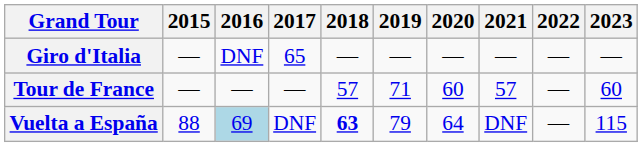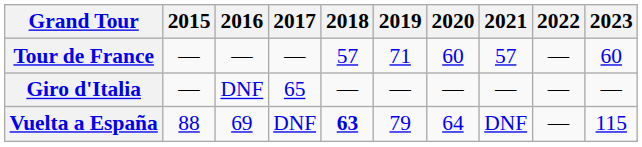rows swapped: (84, 55) <-> (84, 89)
(242, 123) lightblue background -> (242, 123) no background
